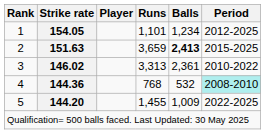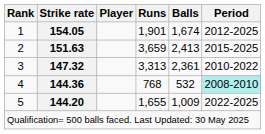(152, 31) 1,101 -> (152, 31) 1,901
(185, 31) 1,234 -> (185, 31) 1,674
(185, 48) bold -> (185, 48) normal
(67, 66) 146.02 -> (67, 66) 147.32
(152, 102) 1,455 -> (152, 102) 1,655
